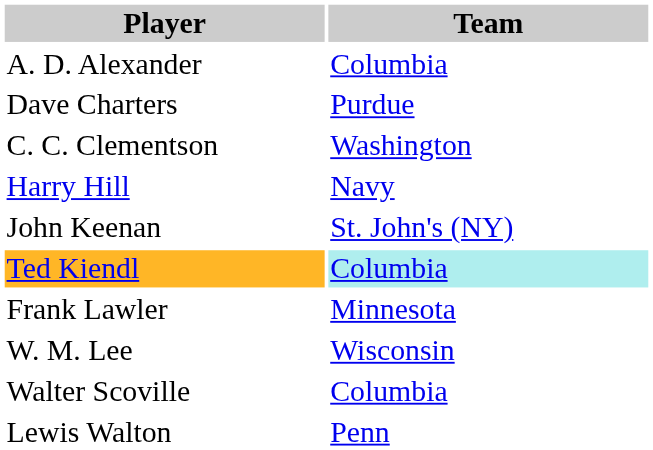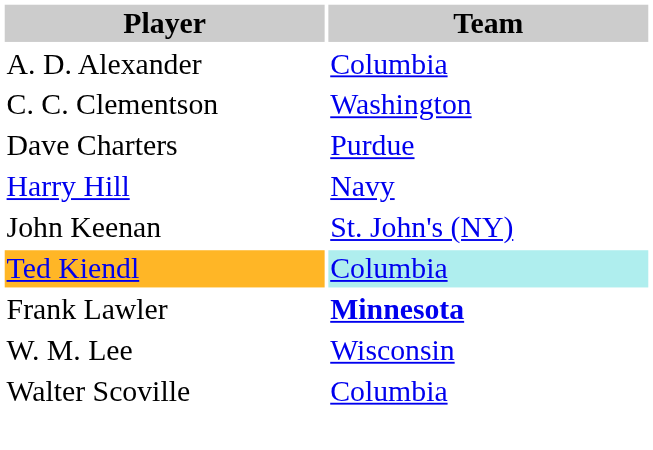rows swapped: (92, 104) <-> (112, 145)
(393, 309) normal -> (397, 309) bold
- row: (89, 432)
